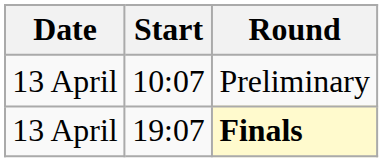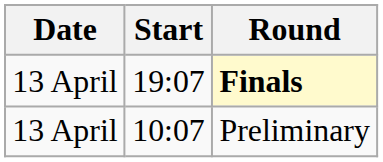rows swapped: (295, 80) <-> (261, 130)
